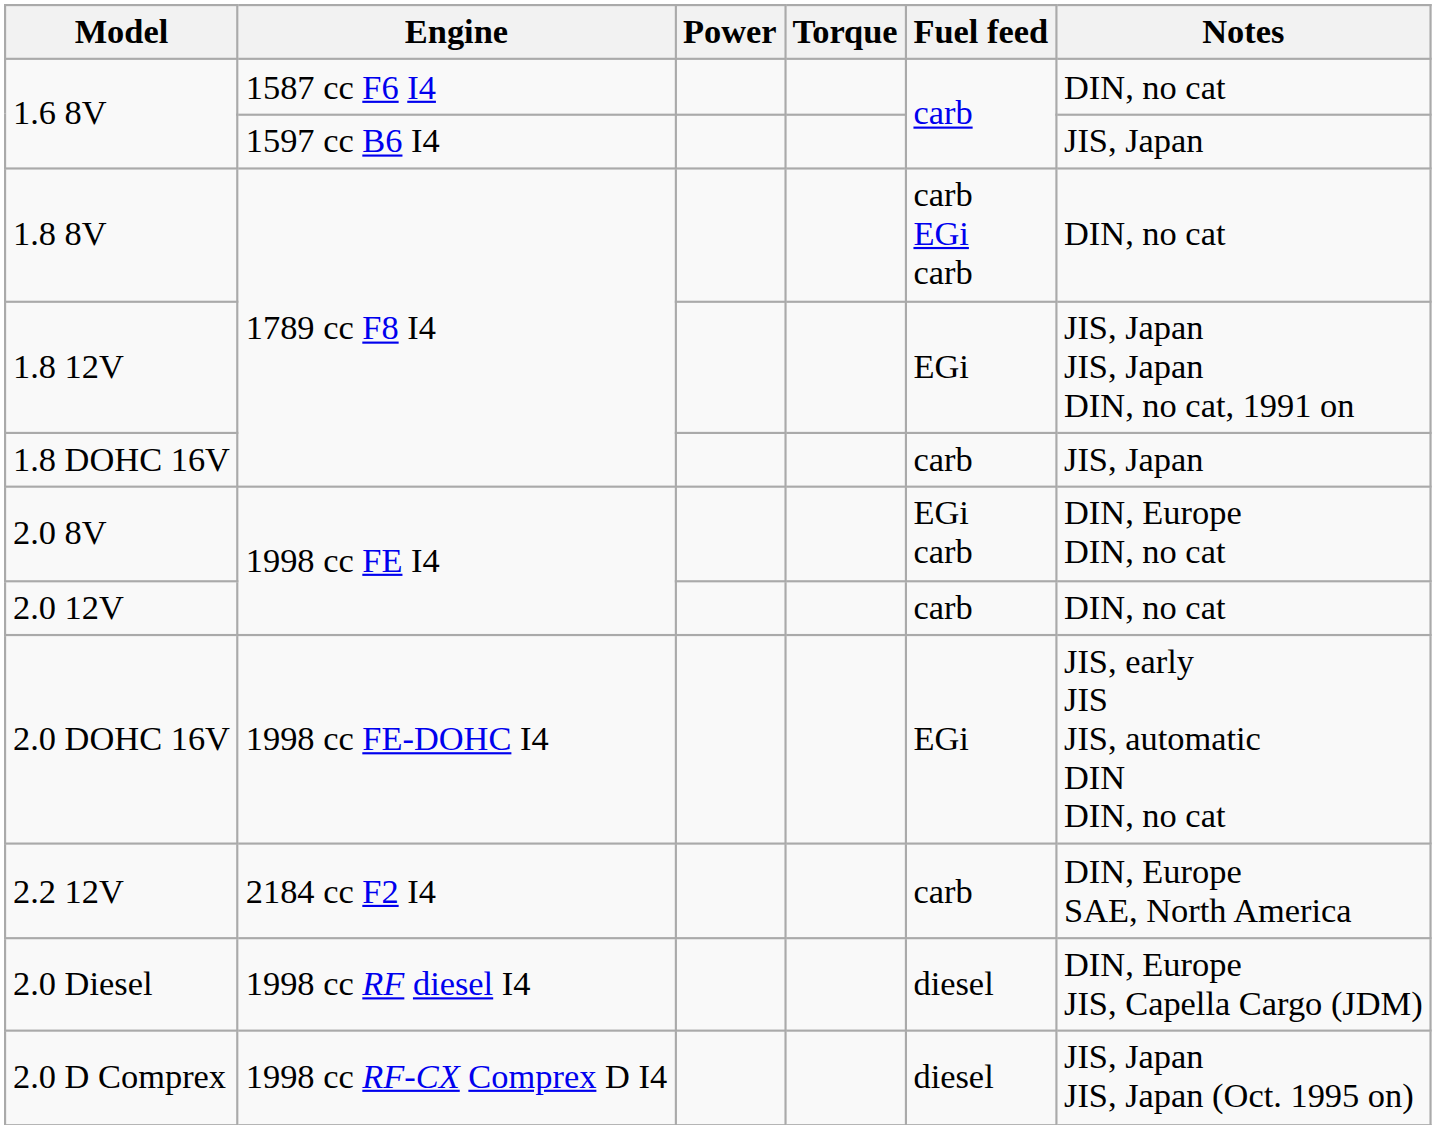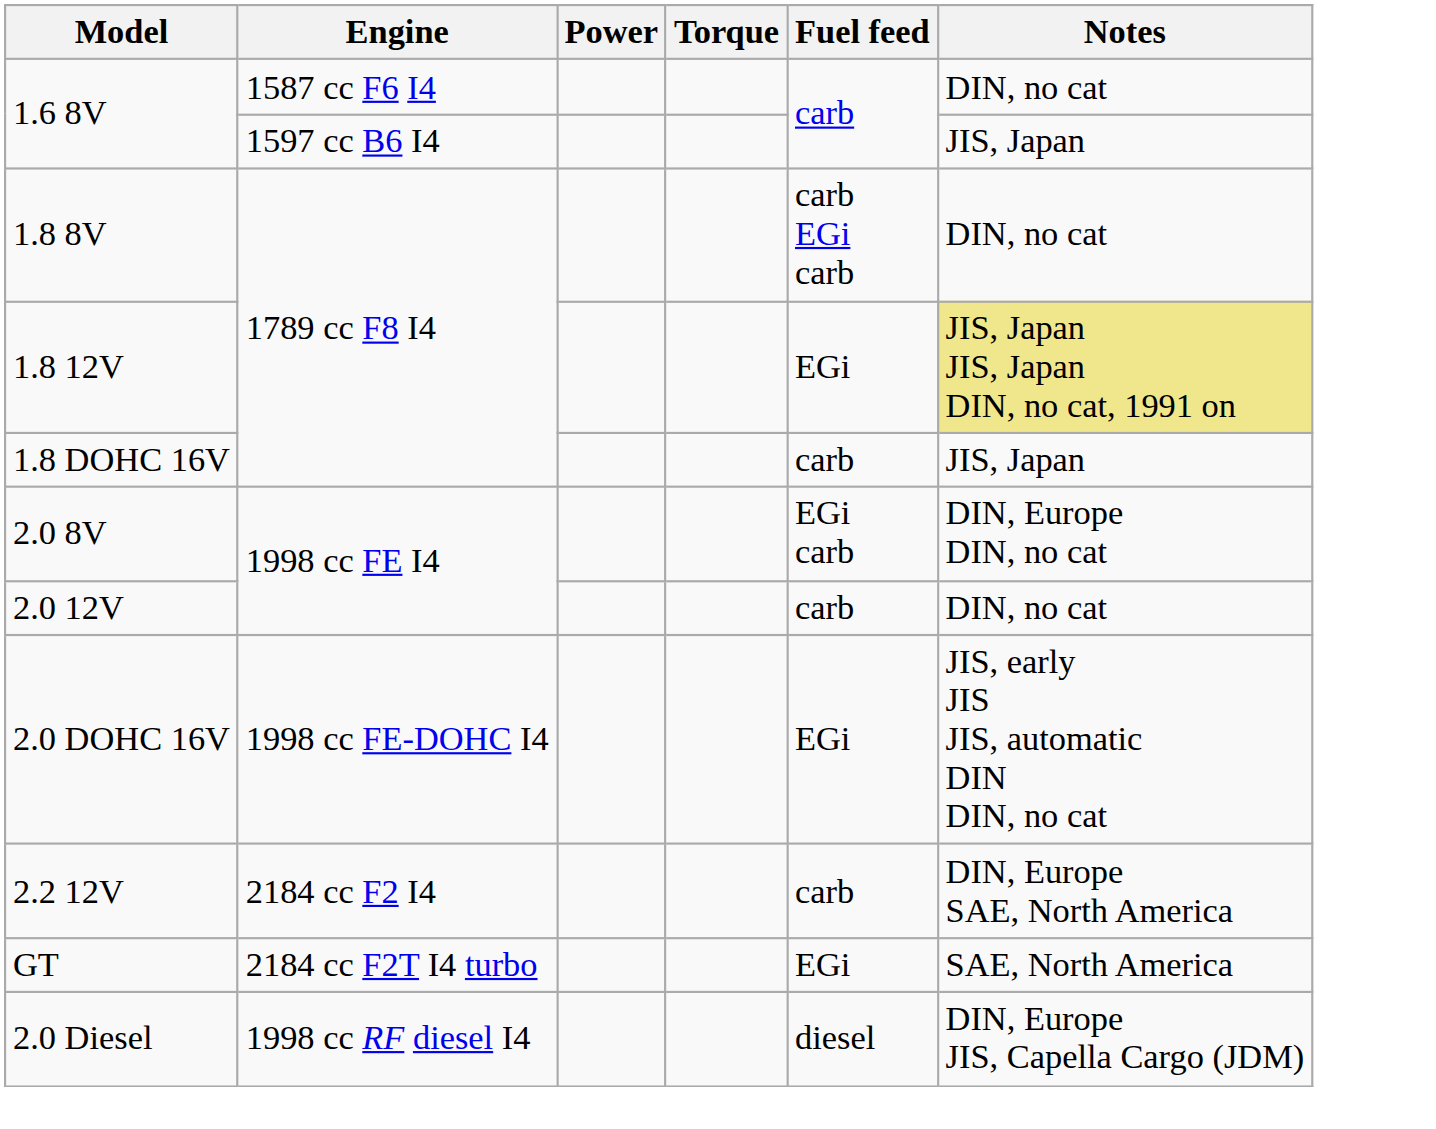(1209, 366) no background -> (1091, 366) khaki background
+ row: (36, 964)
- row: (120, 1076)
